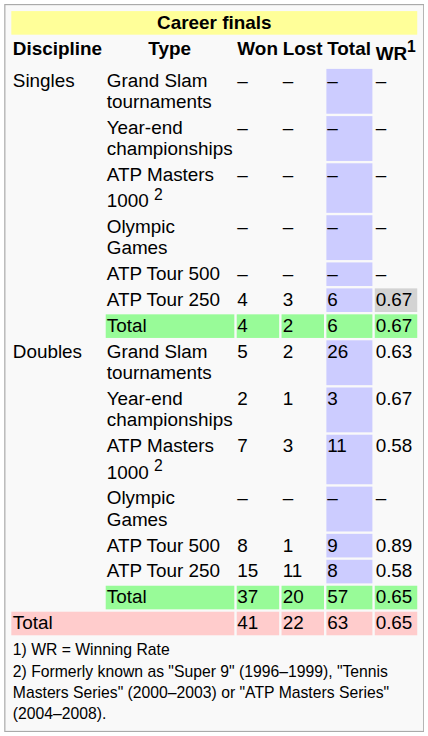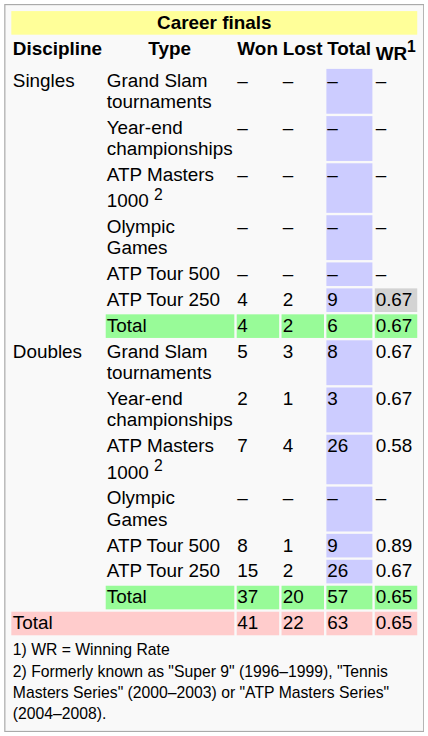(288, 299) 3 -> (288, 299) 2
(332, 299) 6 -> (332, 299) 9
(288, 351) 2 -> (288, 351) 3
(338, 351) 26 -> (332, 351) 8
(394, 351) 0.63 -> (394, 351) 0.67
(288, 446) 3 -> (288, 446) 4
(337, 446) 11 -> (338, 446) 26
(292, 571) 11 -> (288, 571) 2
(332, 571) 8 -> (338, 571) 26
(394, 571) 0.58 -> (394, 571) 0.67
